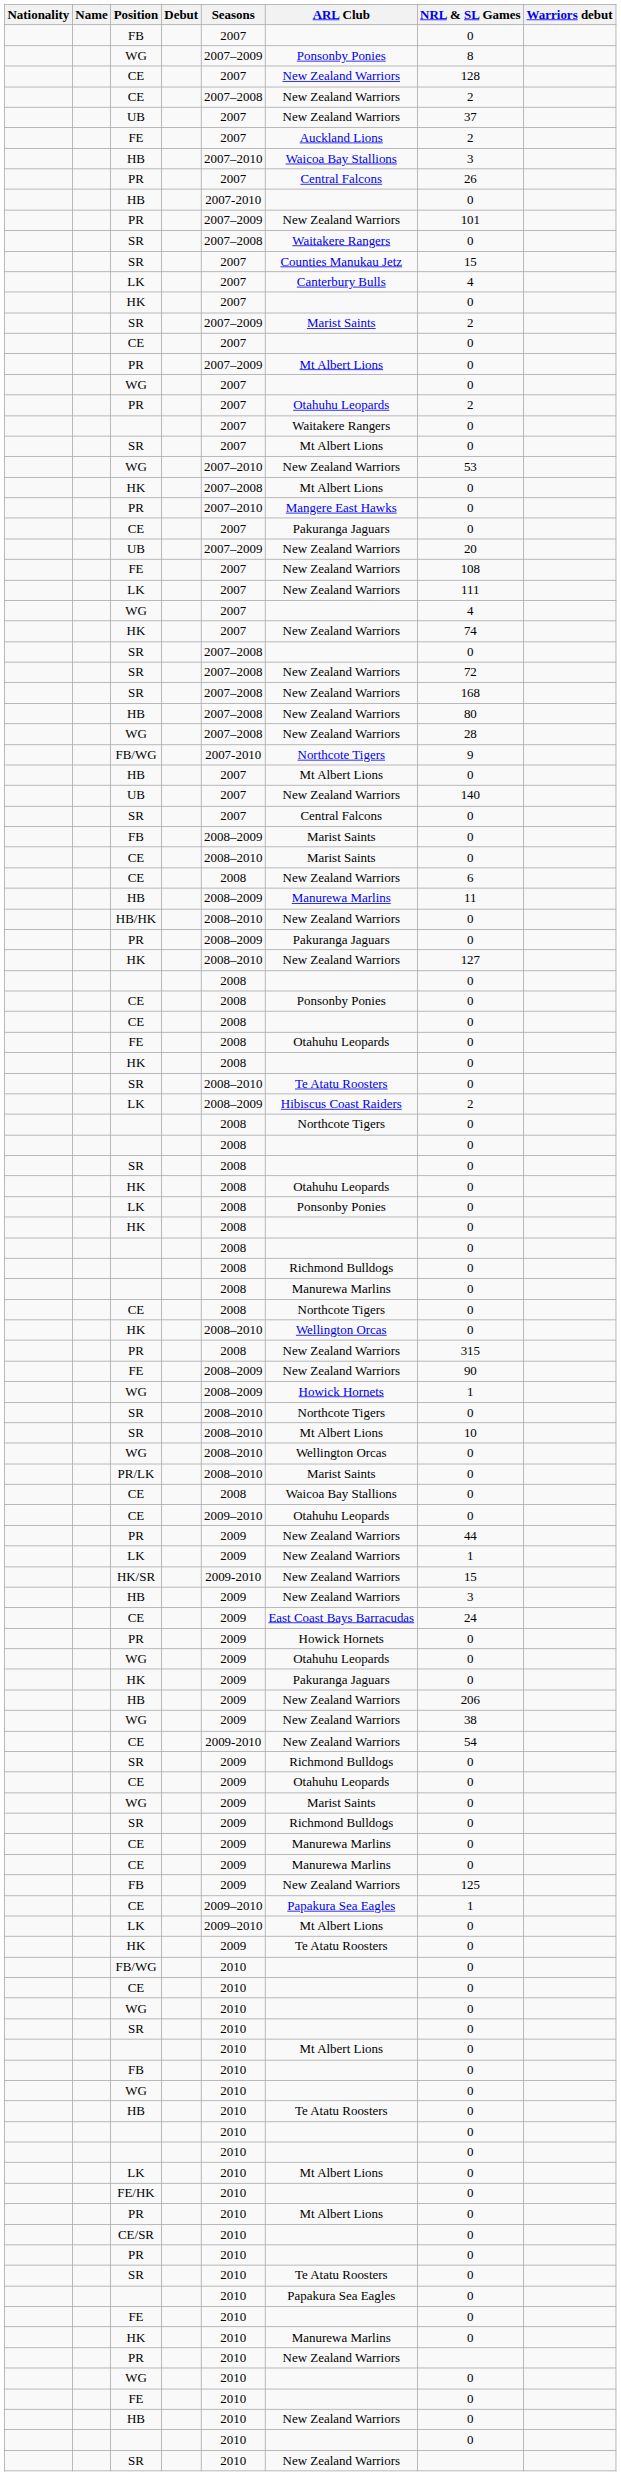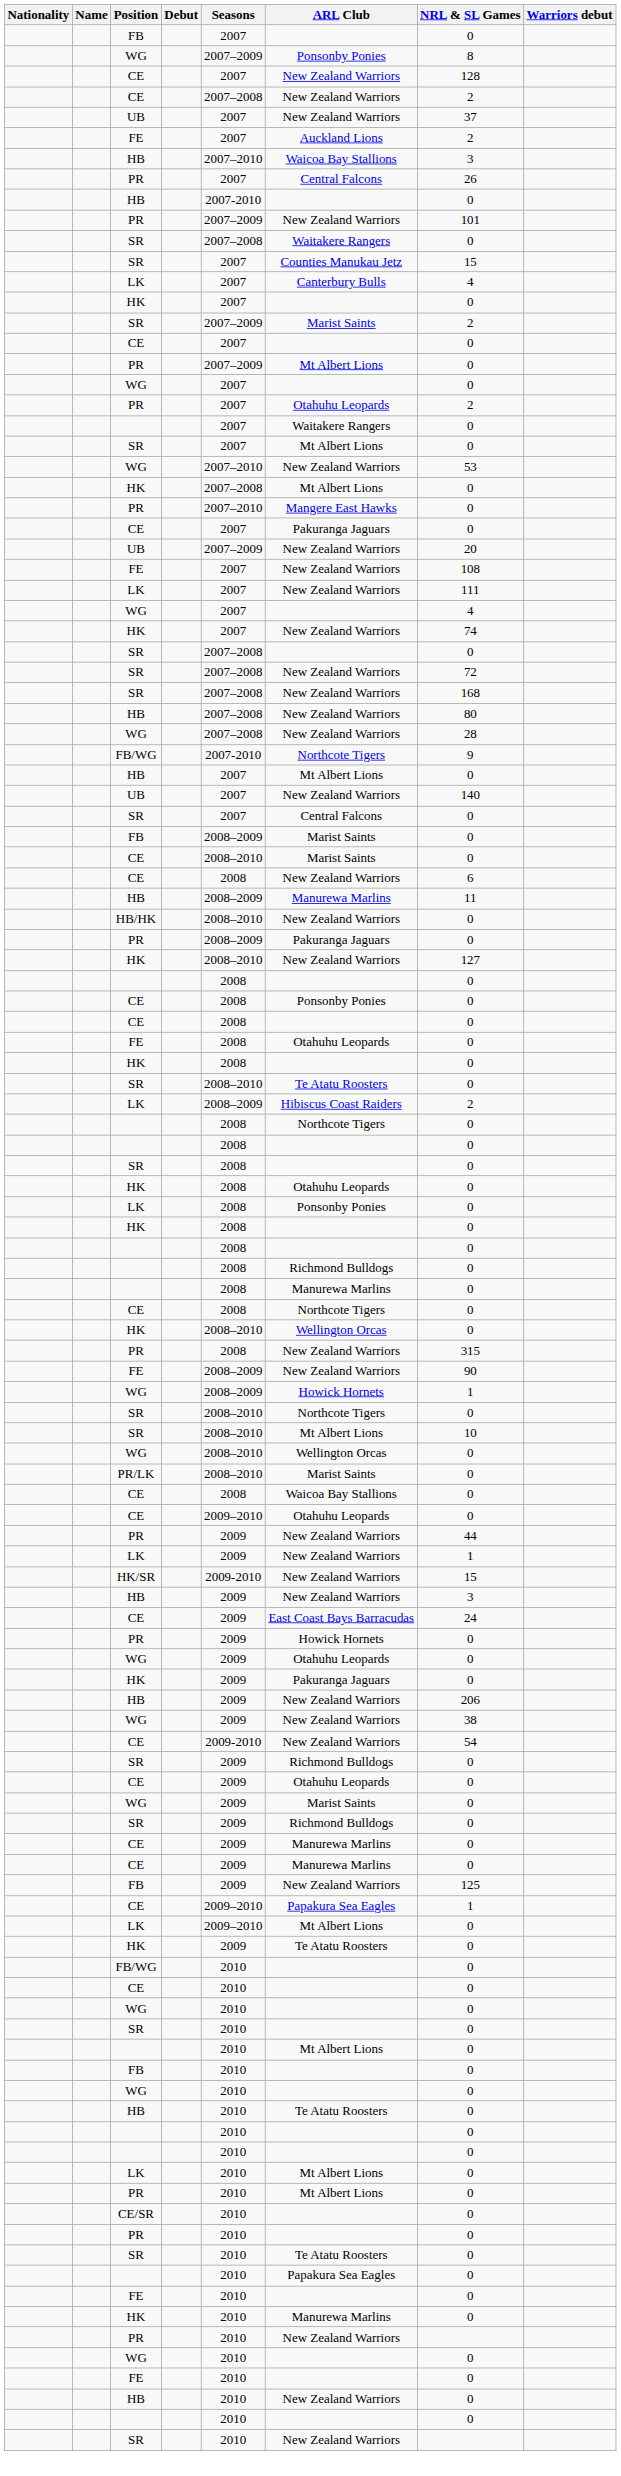- row: (38, 2193)
